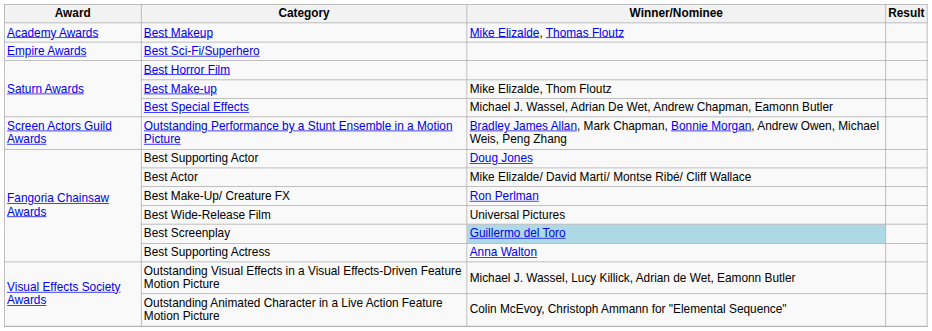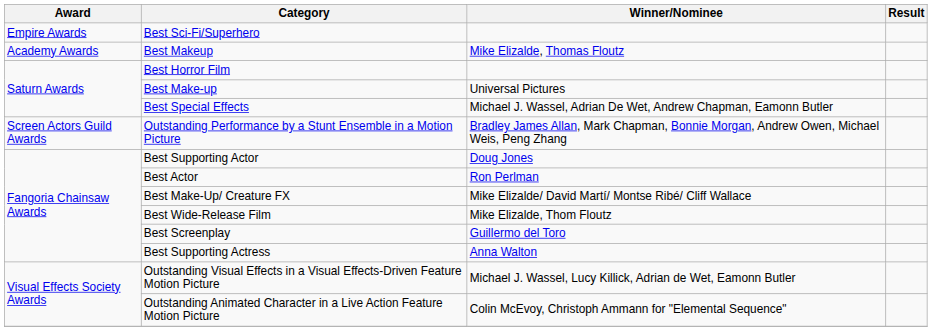rows swapped: (178, 32) <-> (202, 51)
(541, 88) Mike Elizalde, Thom Floutz -> (517, 88) Universal Pictures
(611, 177) Mike Elizalde/ David Martí/ Montse Ribé/ Cliff Wallace -> (504, 177) Ron Perlman
(504, 196) Ron Perlman -> (611, 196) Mike Elizalde/ David Martí/ Montse Ribé/ Cliff Wallace
(517, 214) Universal Pictures -> (541, 214) Mike Elizalde, Thom Floutz
(518, 233) lightblue background -> (518, 233) no background
